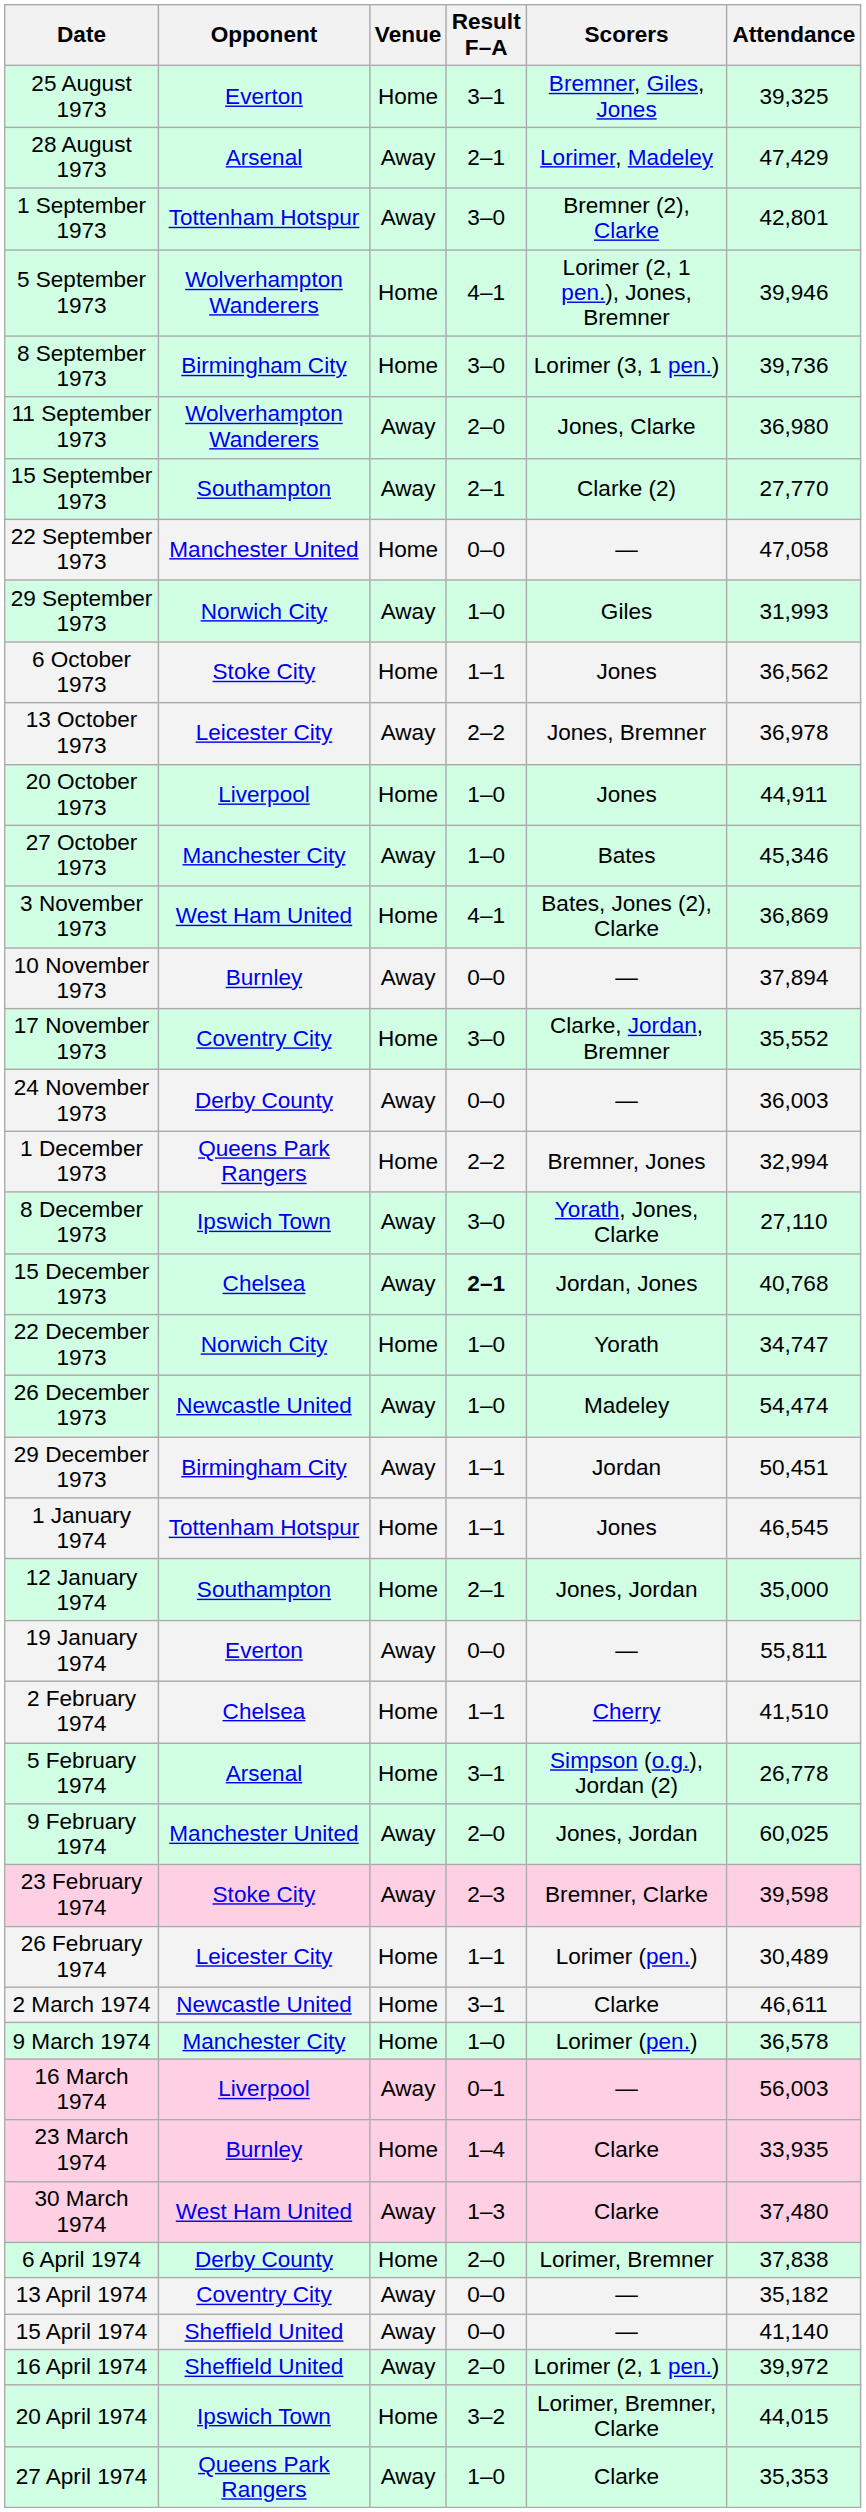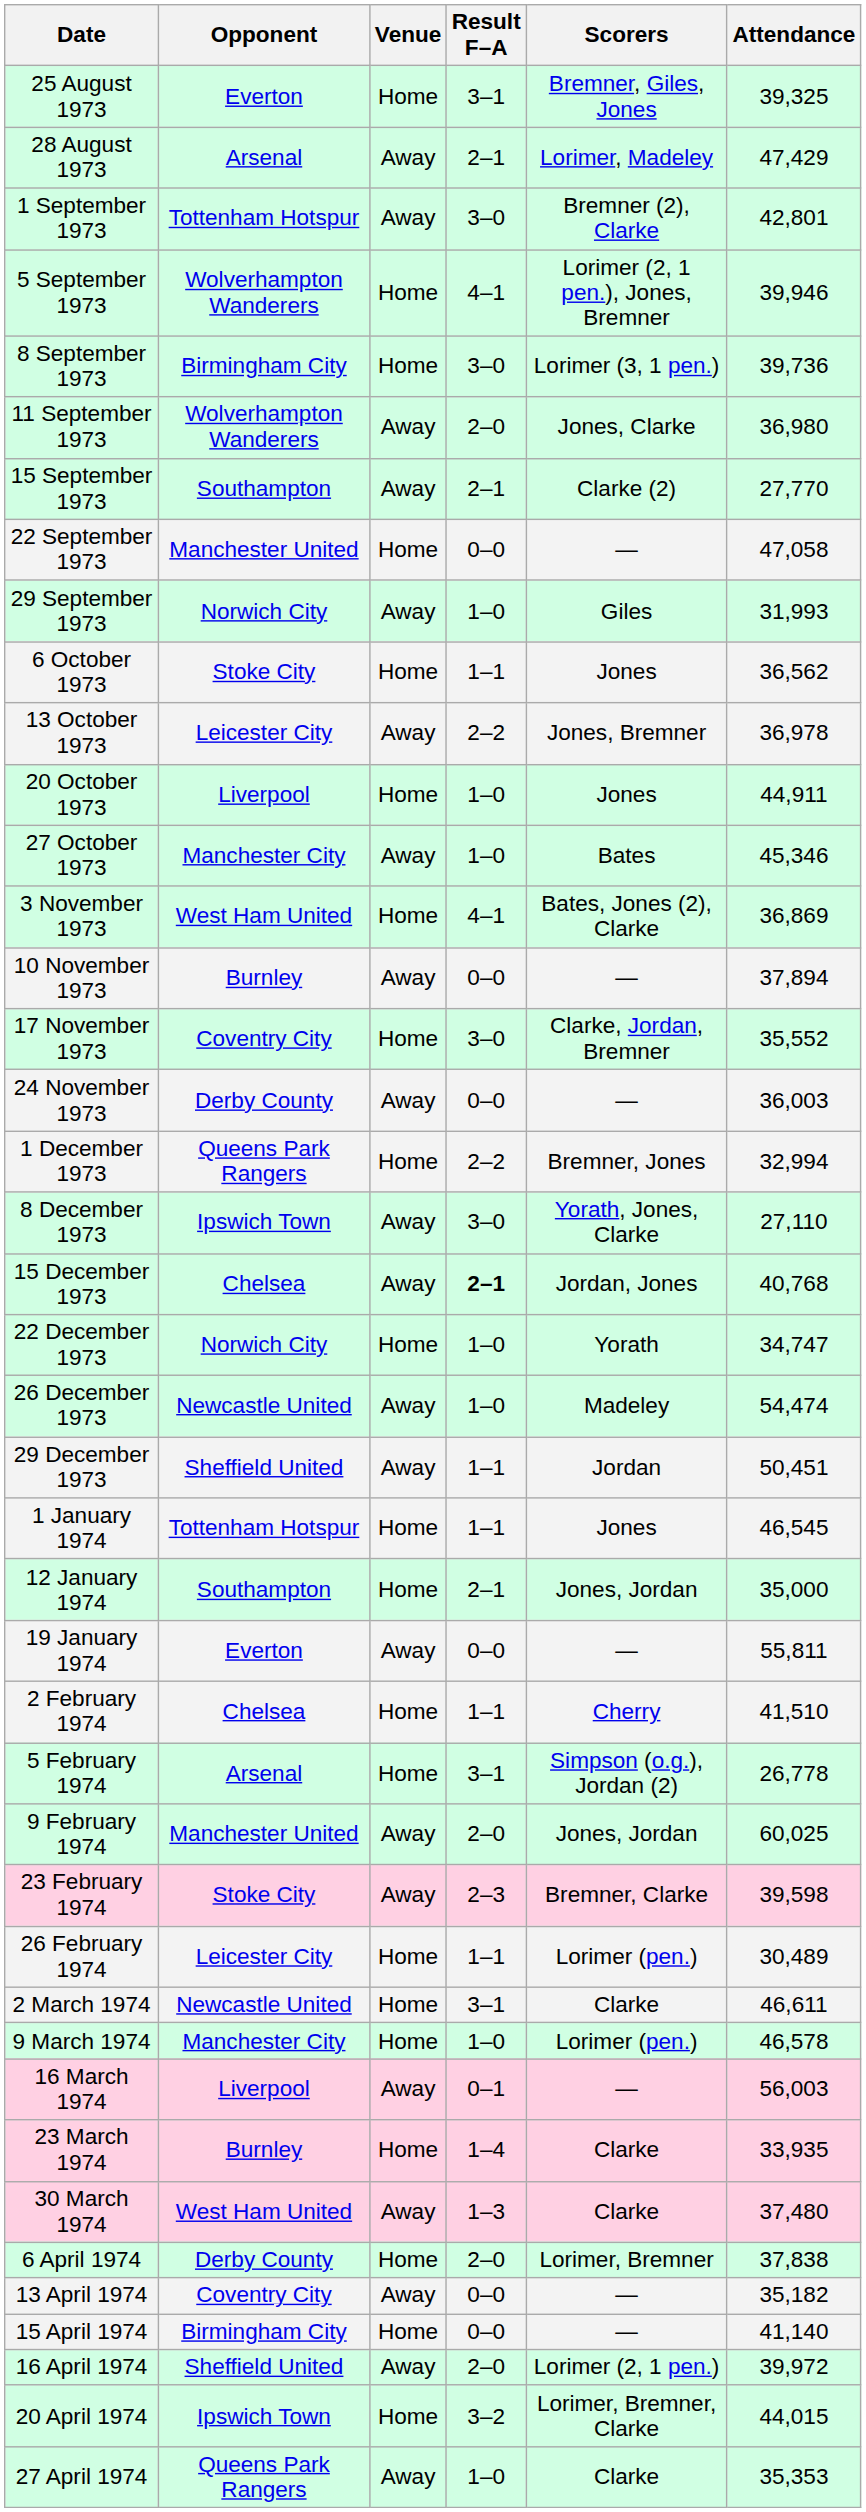(264, 1467) Birmingham City -> (264, 1467) Sheffield United
(794, 2040) 36,578 -> (794, 2040) 46,578
(264, 2331) Sheffield United -> (264, 2331) Birmingham City
(408, 2331) Away -> (408, 2331) Home
